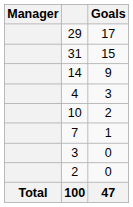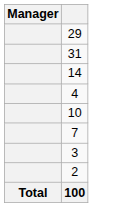- column: (108, 14)
